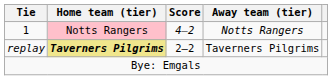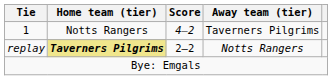(107, 31) pink background -> (107, 31) no background
(263, 31) Notts Rangers -> (263, 31) Taverners Pilgrims
(263, 48) Taverners Pilgrims -> (263, 48) Notts Rangers
